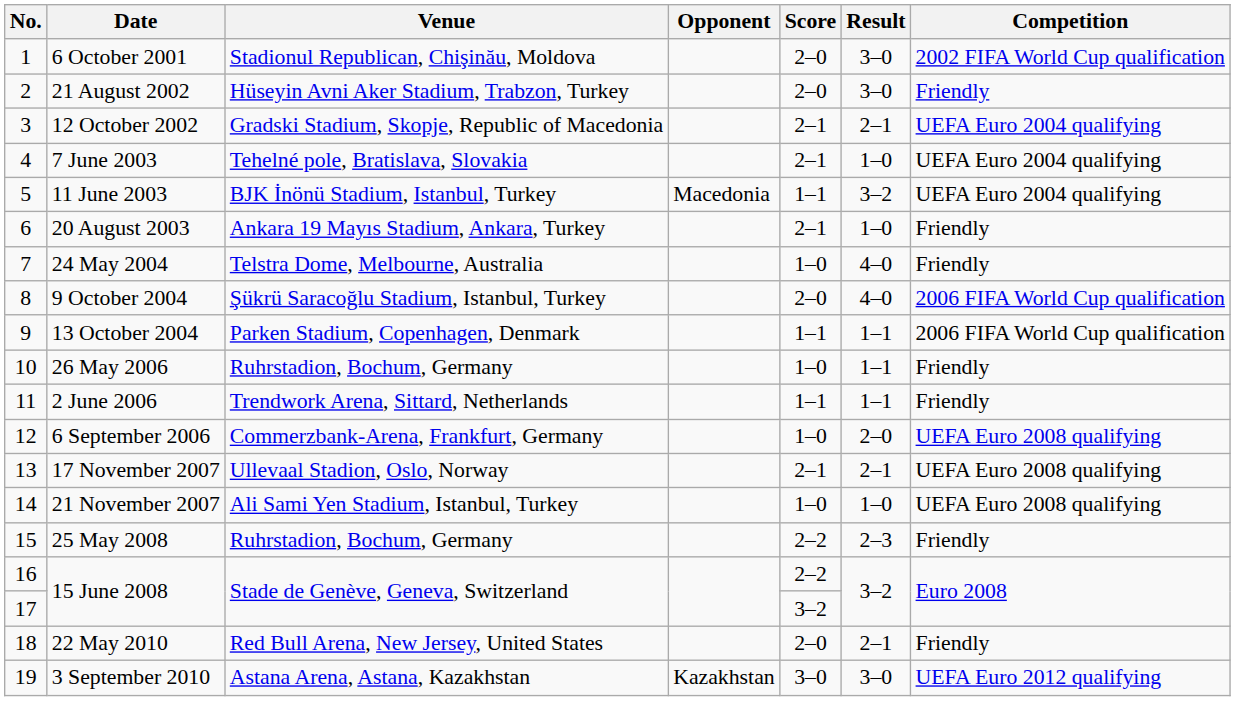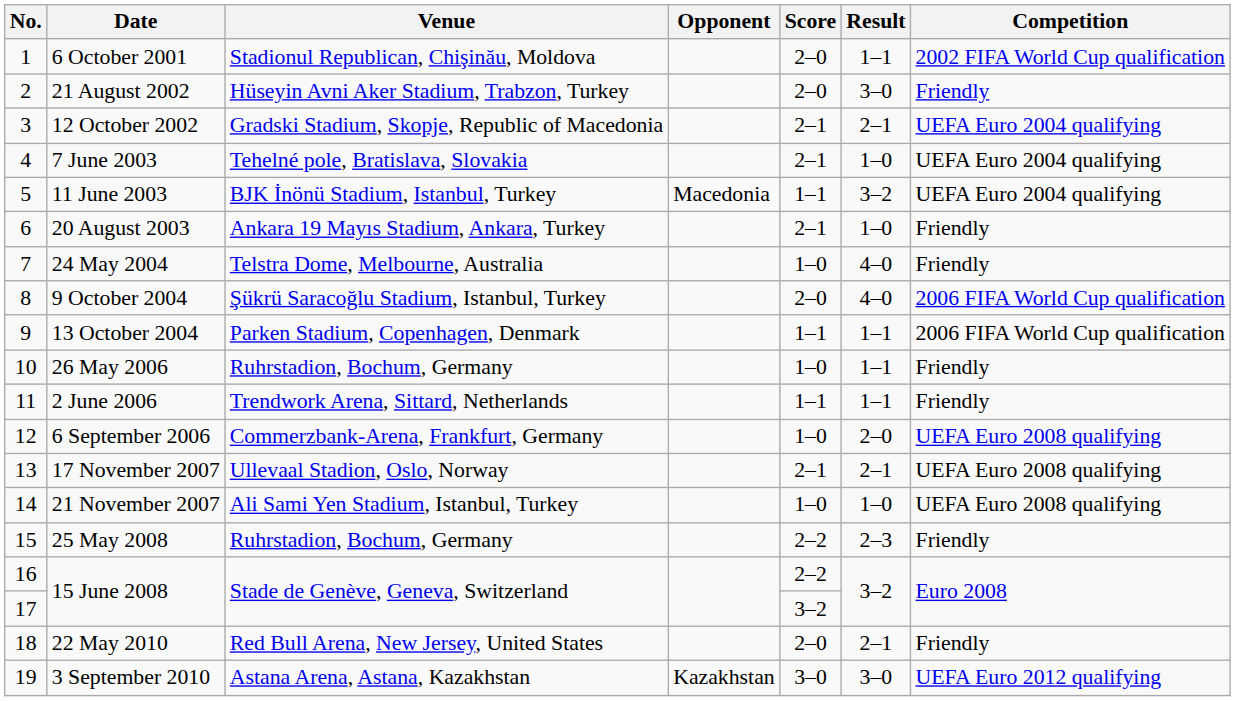(876, 56) 3–0 -> (876, 56) 1–1
